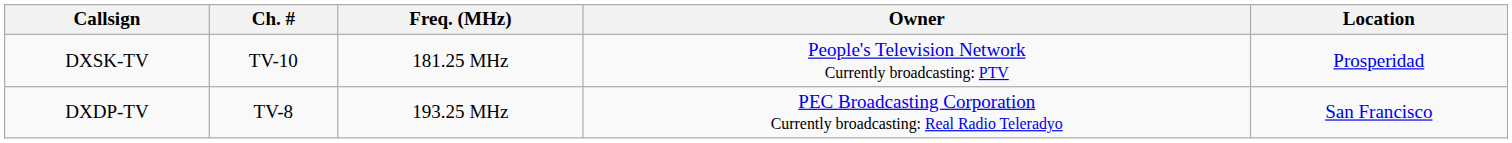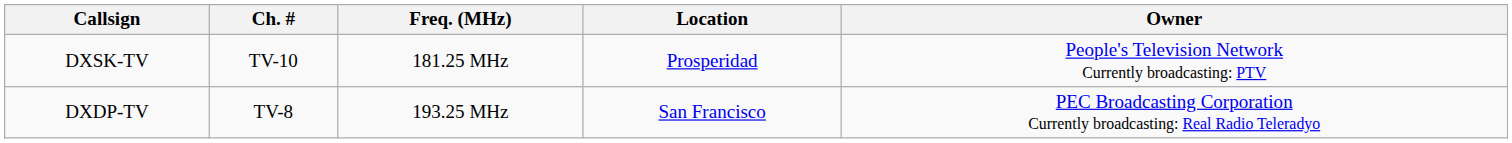columns swapped: (1379, 19) <-> (917, 19)
